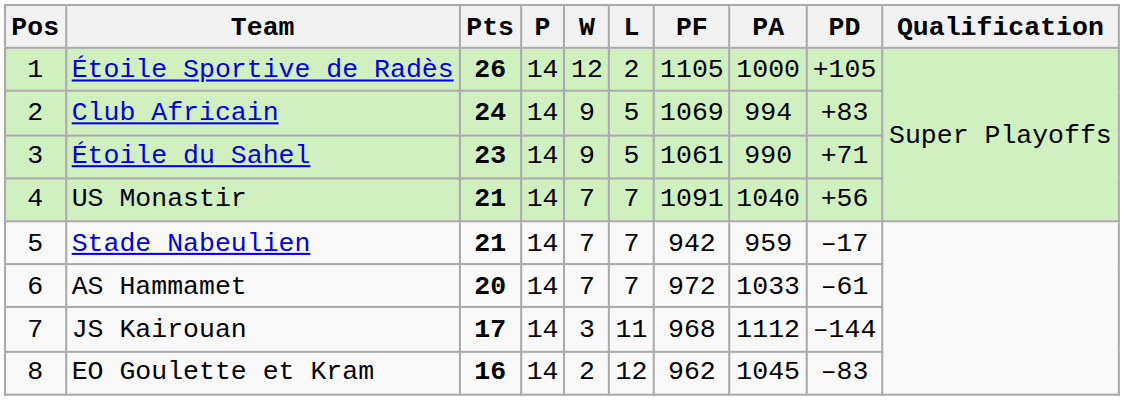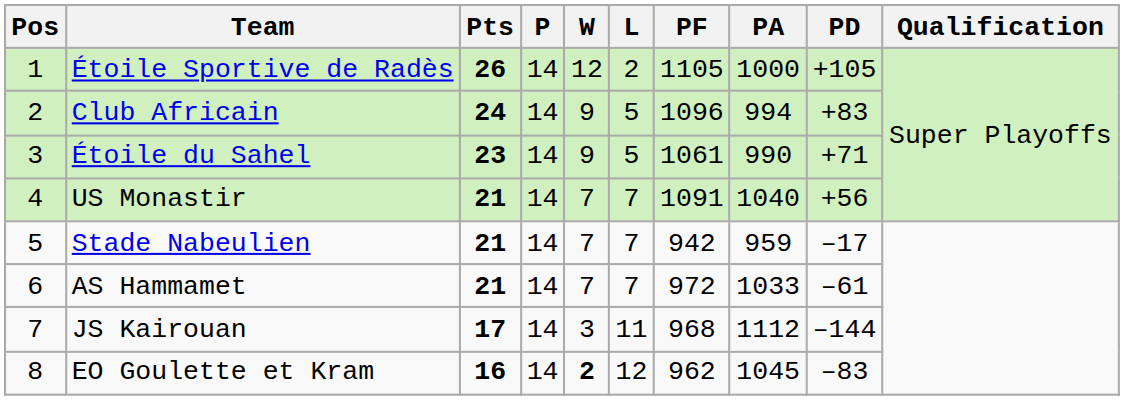(692, 113) 1069 -> (692, 113) 1096
(490, 286) 20 -> (490, 286) 21
(587, 372) normal -> (587, 372) bold
